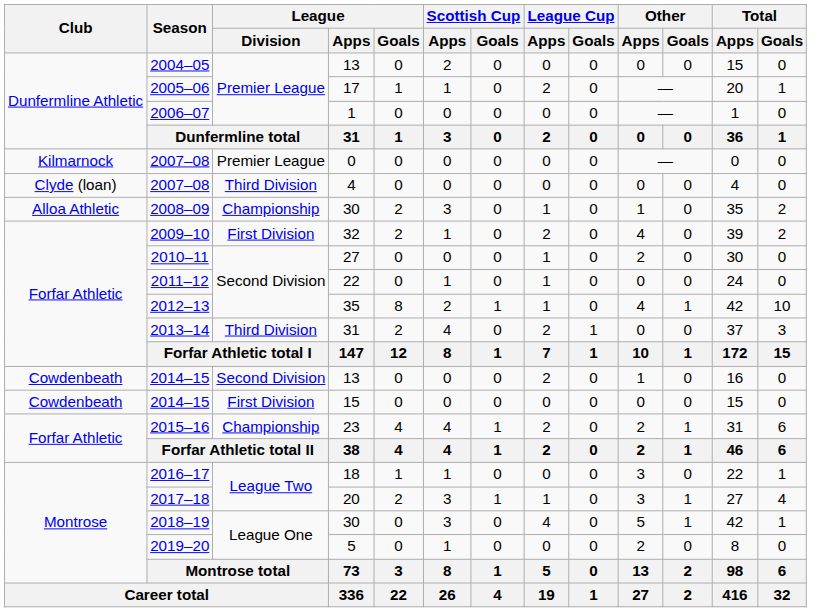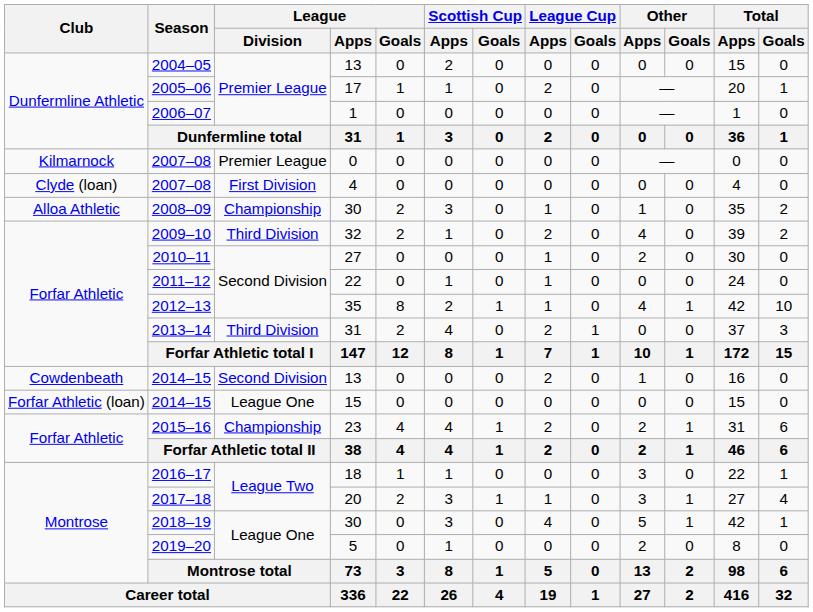(271, 185) Third Division -> (273, 185) First Division
(271, 233) First Division -> (273, 233) Third Division
(76, 402) Cowdenbeath -> (76, 402) Forfar Athletic (loan)
(271, 402) First Division -> (273, 402) League One
